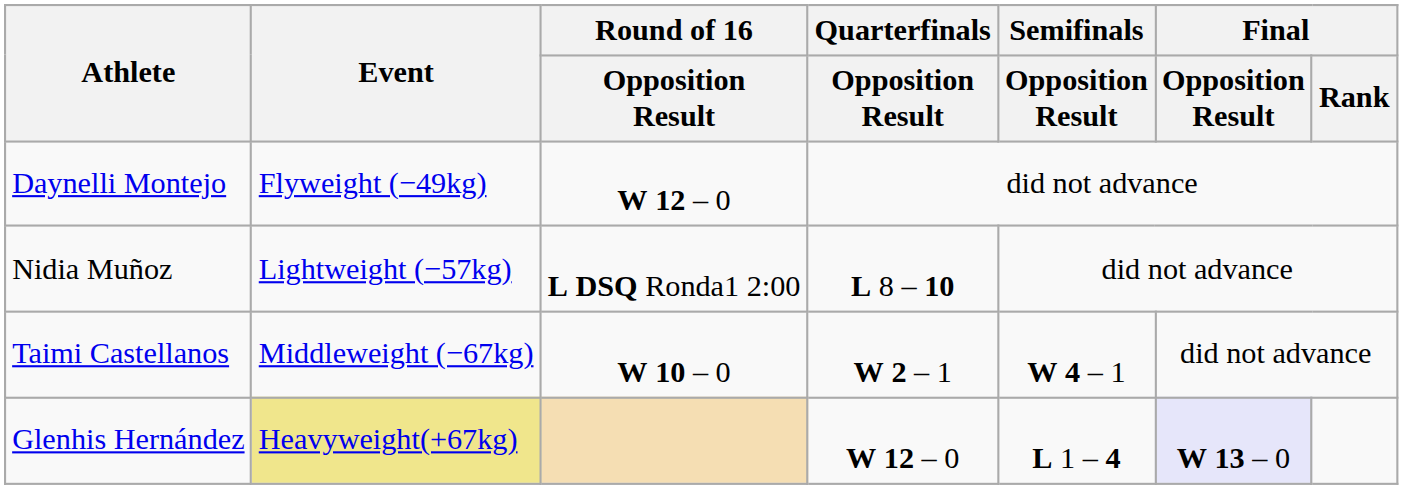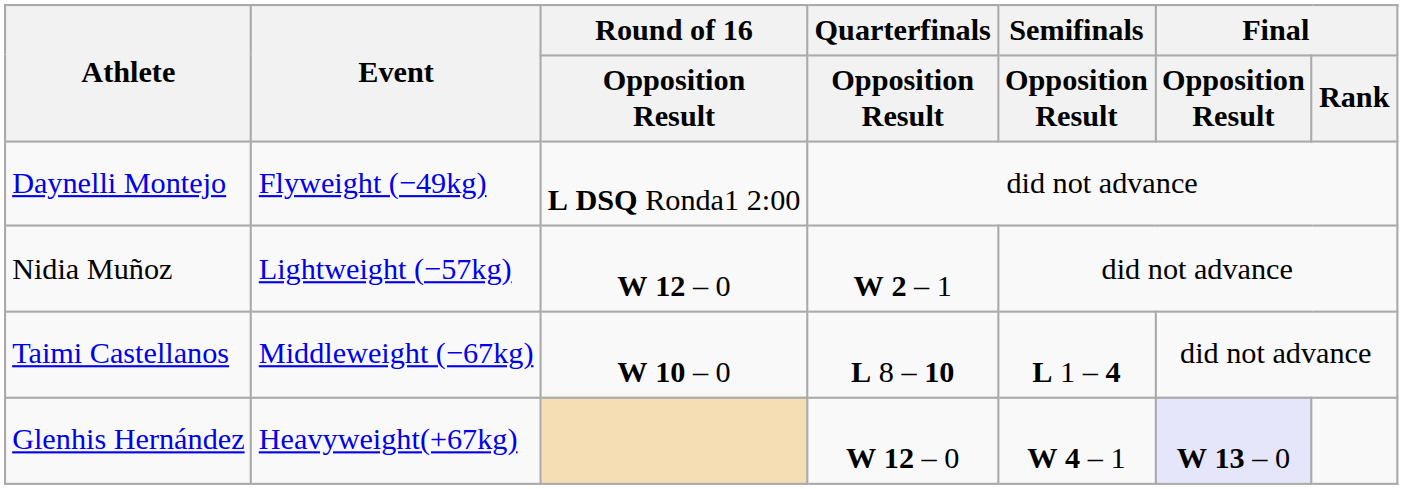(674, 200) W 12 – 0 -> (674, 200) L DSQ Ronda1 2:00
(674, 286) L DSQ Ronda1 2:00 -> (674, 286) W 12 – 0
(903, 286) L 8 – 10 -> (903, 286) W 2 – 1
(903, 372) W 2 – 1 -> (903, 372) L 8 – 10
(1076, 372) W 4 – 1 -> (1076, 372) L 1 – 4
(388, 439) khaki background -> (388, 439) no background
(1076, 457) L 1 – 4 -> (1076, 457) W 4 – 1
